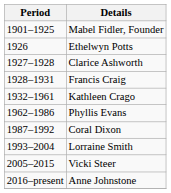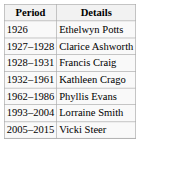- row: (116, 29)
- row: (95, 130)
- row: (102, 180)
